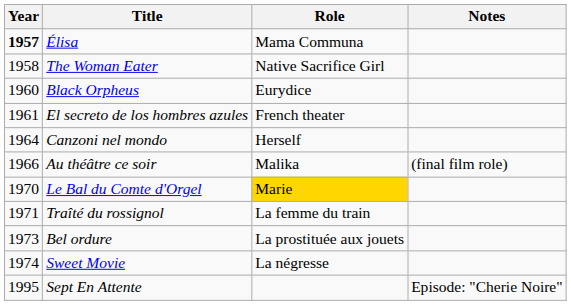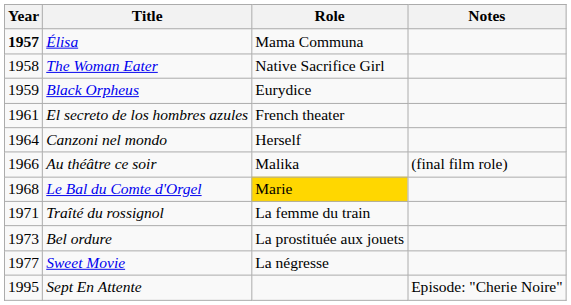(24, 90) 1960 -> (24, 90) 1959
(24, 189) 1970 -> (24, 189) 1968
(24, 262) 1974 -> (24, 262) 1977
